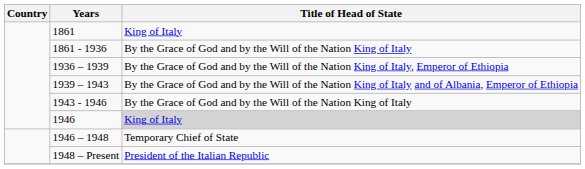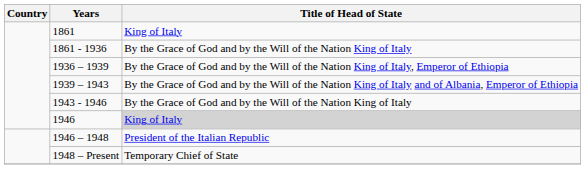(181, 137) Temporary Chief of State -> (197, 137) President of the Italian Republic
(197, 155) President of the Italian Republic -> (181, 155) Temporary Chief of State
